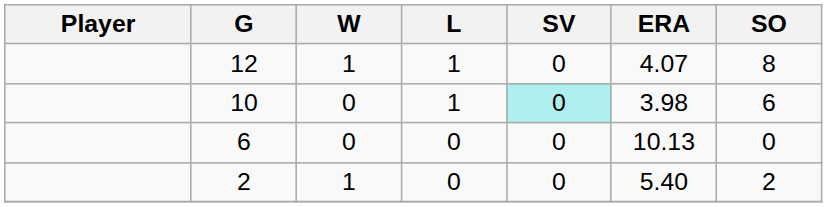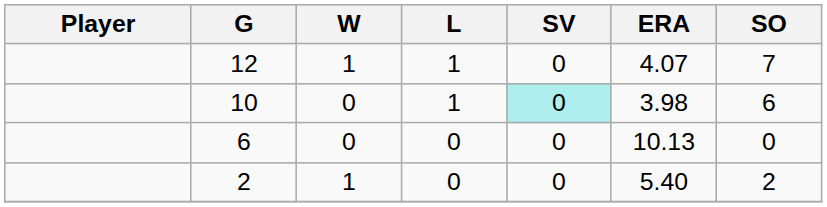(769, 63) 8 -> (769, 63) 7
